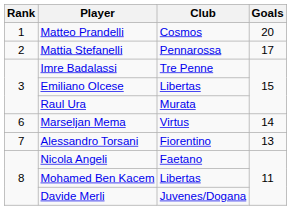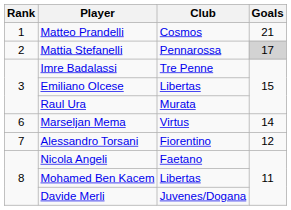(268, 31) 20 -> (268, 31) 21
(268, 50) no background -> (268, 50) lightgrey background
(268, 141) 13 -> (268, 141) 12
